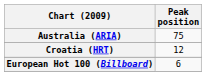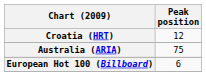rows swapped: (80, 36) <-> (80, 50)
